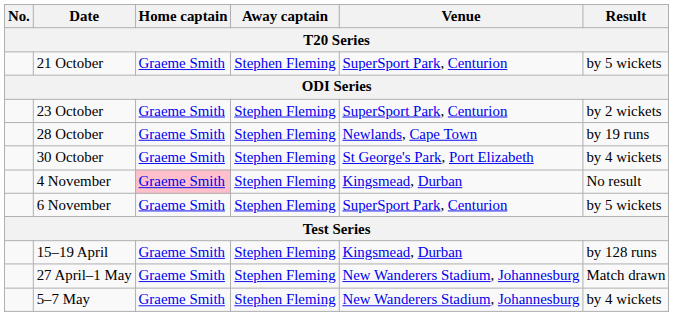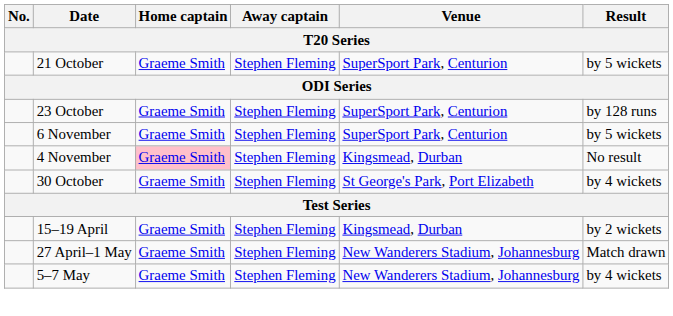(624, 110) by 2 wickets -> (622, 110) by 128 runs
- row: (70, 134)
rows swapped: (70, 157) <-> (74, 205)
(622, 252) by 128 runs -> (624, 228) by 2 wickets
